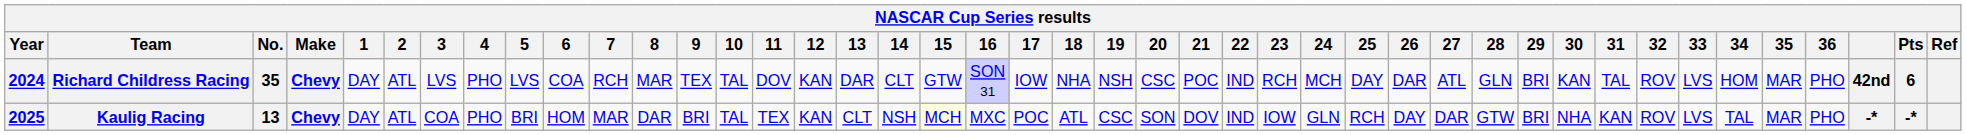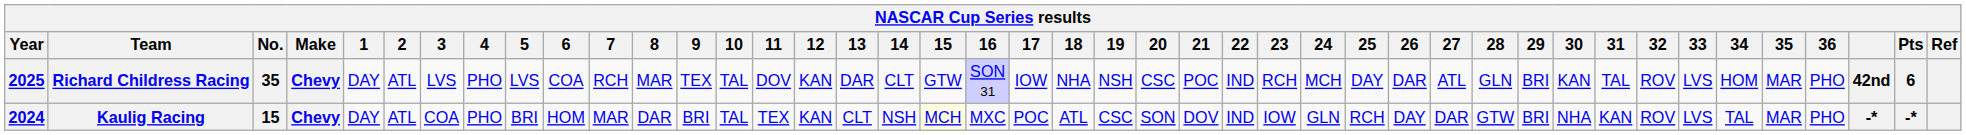(27, 81) 2024 -> (27, 81) 2025
(27, 117) 2025 -> (27, 117) 2024
(270, 117) 13 -> (270, 117) 15
